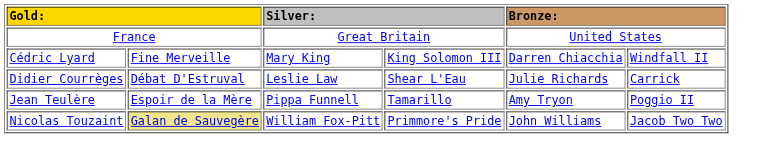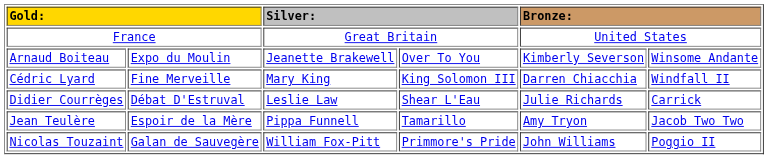+ row: (59, 58)
(662, 100) Poggio II -> (698, 121) Jacob Two Two
(195, 121) khaki background -> (195, 142) no background
(676, 121) Jacob Two Two -> (683, 142) Poggio II
